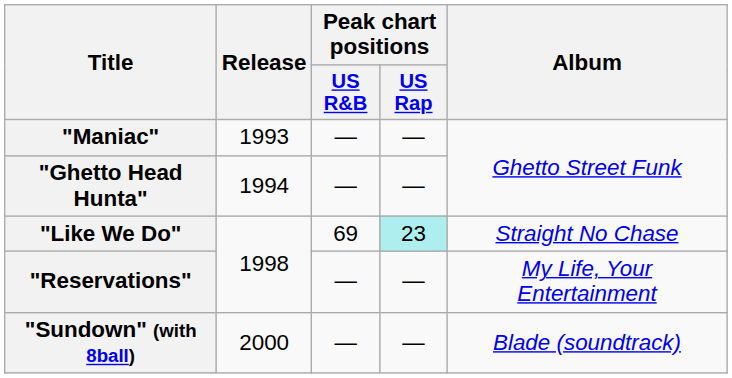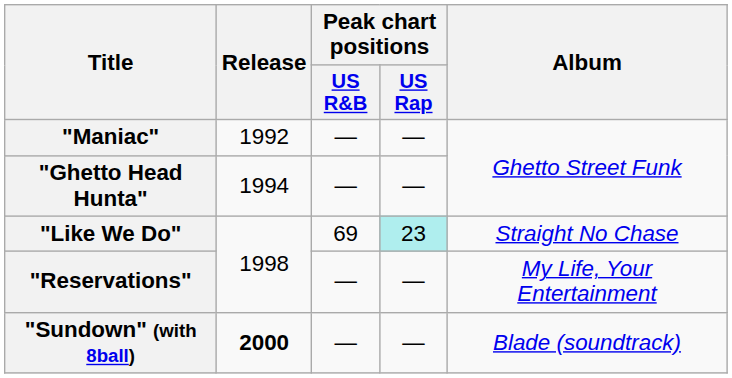(264, 137) 1993 -> (264, 137) 1992
(264, 342) normal -> (264, 342) bold
